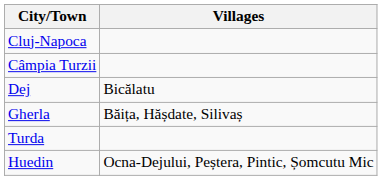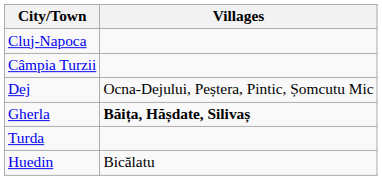(129, 89) Bicălatu -> (238, 89) Ocna-Dejului, Peștera, Pintic, Șomcutu Mic
(173, 114) normal -> (177, 114) bold
(238, 162) Ocna-Dejului, Peștera, Pintic, Șomcutu Mic -> (129, 162) Bicălatu
